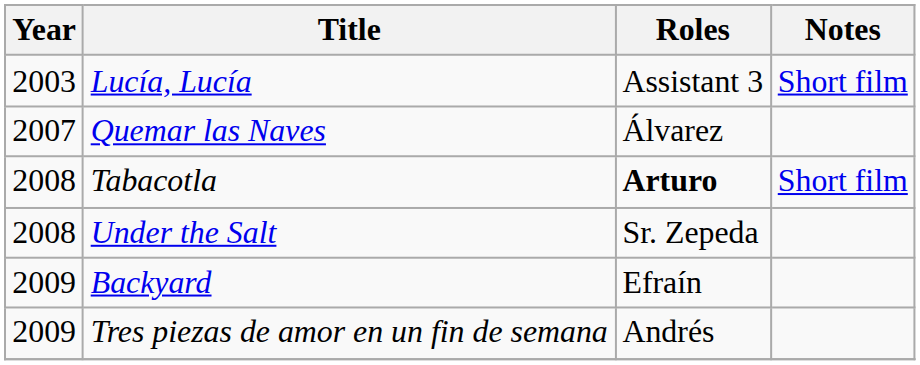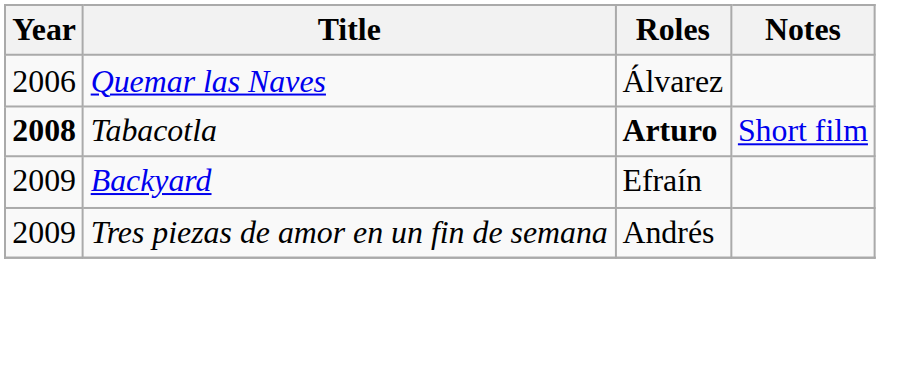- row: (171, 80)
(44, 130) 2007 -> (44, 80) 2006
(44, 181) normal -> (44, 130) bold
- row: (184, 231)
